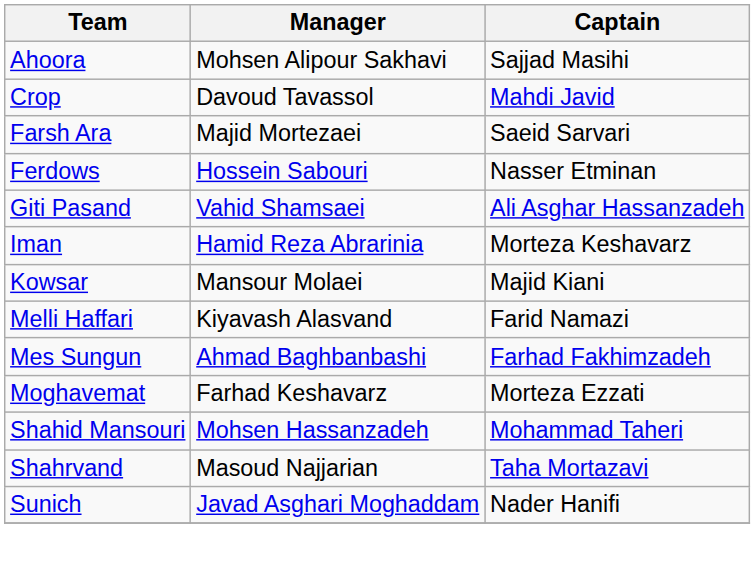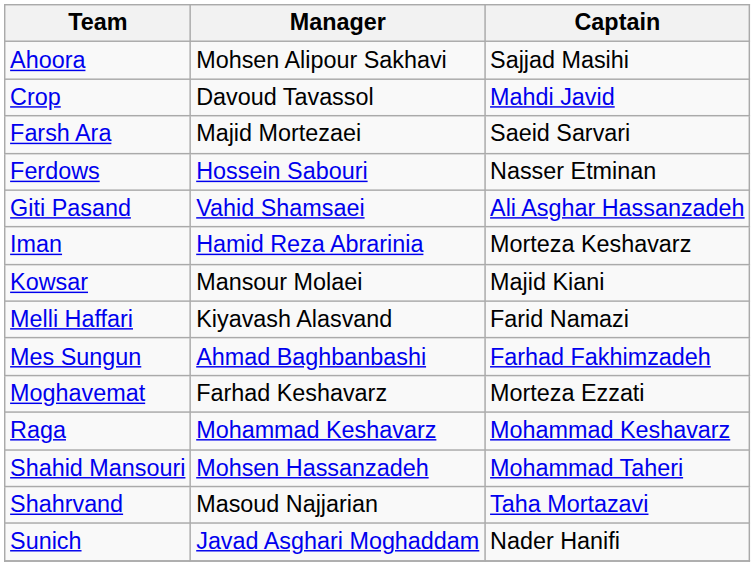+ row: (38, 430)
